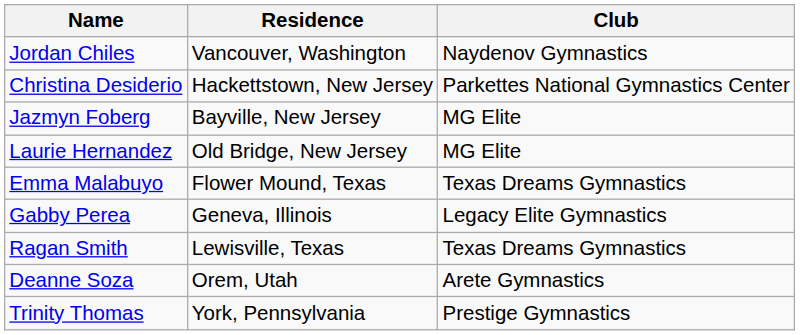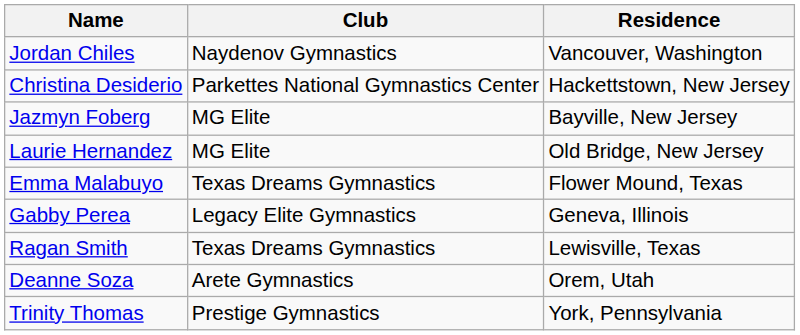columns swapped: (616, 20) <-> (312, 20)
